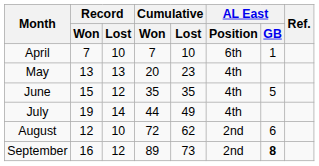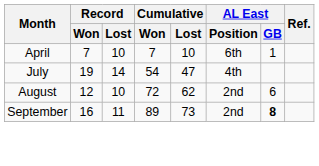- row: (37, 72)
- row: (37, 92)
(152, 111) 44 -> (152, 72) 54
(188, 111) 49 -> (188, 72) 47
(118, 151) 12 -> (118, 111) 11
